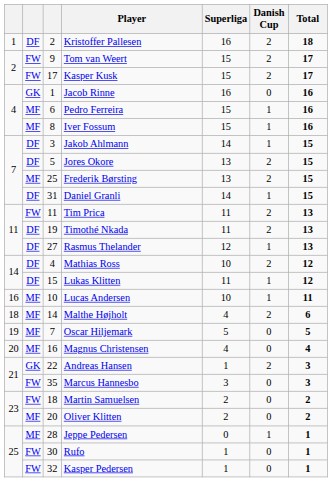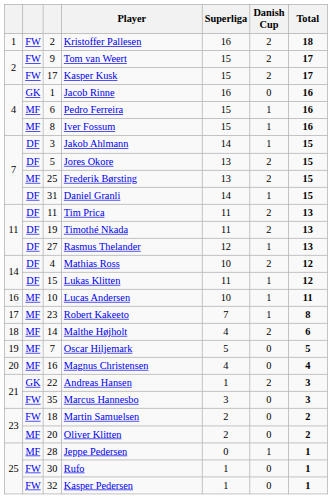(33, 42) DF -> (33, 42) FW
(33, 212) FW -> (33, 212) DF
+ row: (96, 315)
